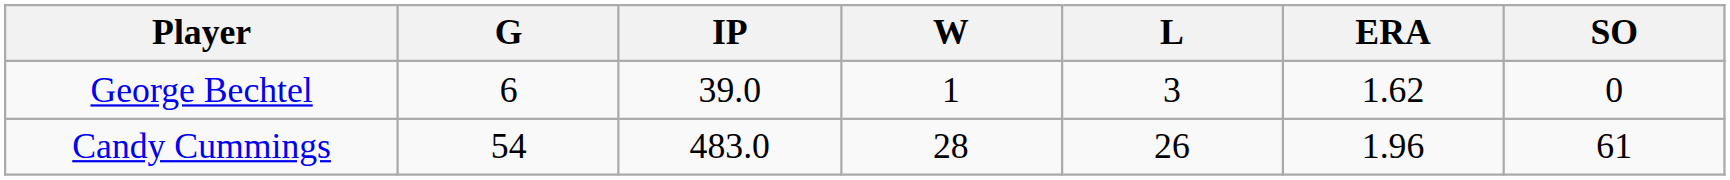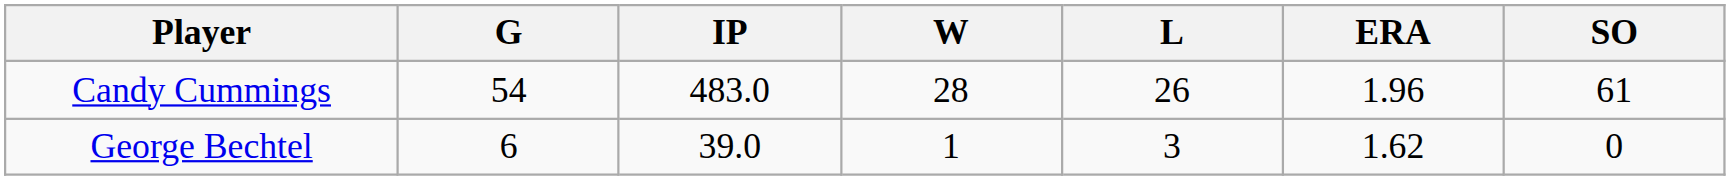rows swapped: (202, 145) <-> (202, 89)
